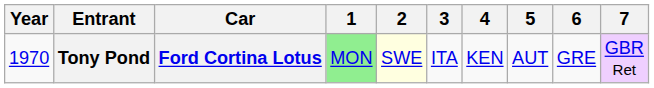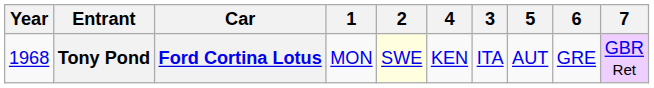columns swapped: (444, 19) <-> (485, 19)
(29, 58) 1970 -> (29, 58) 1968
(351, 58) lightgreen background -> (351, 58) no background
